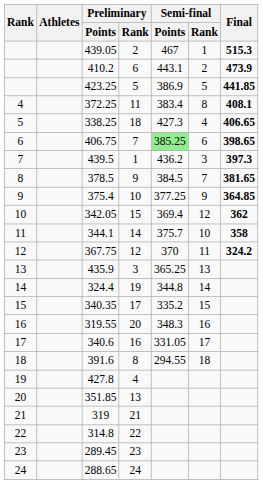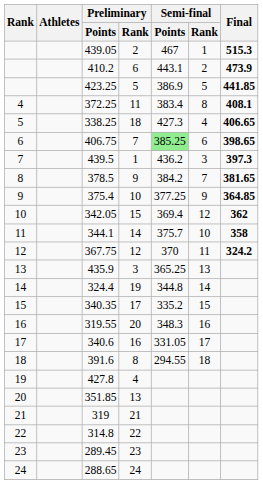(170, 178) 384.5 -> (170, 178) 384.2
